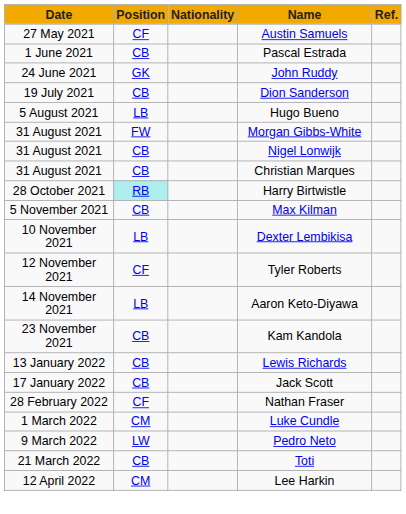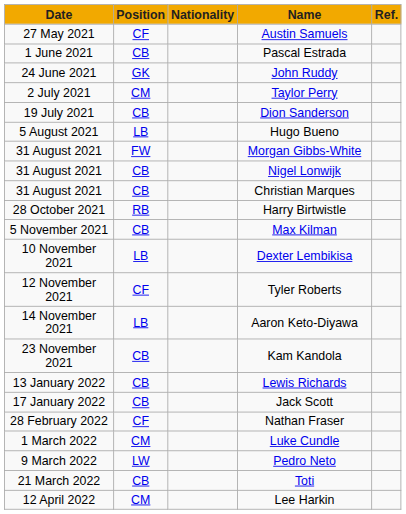+ row: (305, 93)
(141, 191) paleturquoise background -> (141, 210) no background
